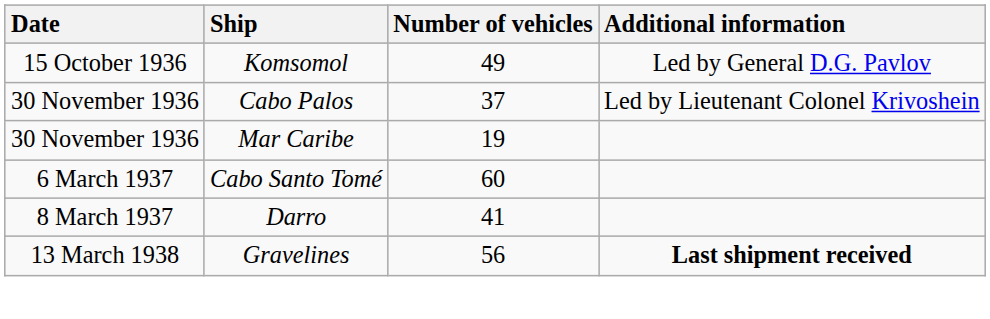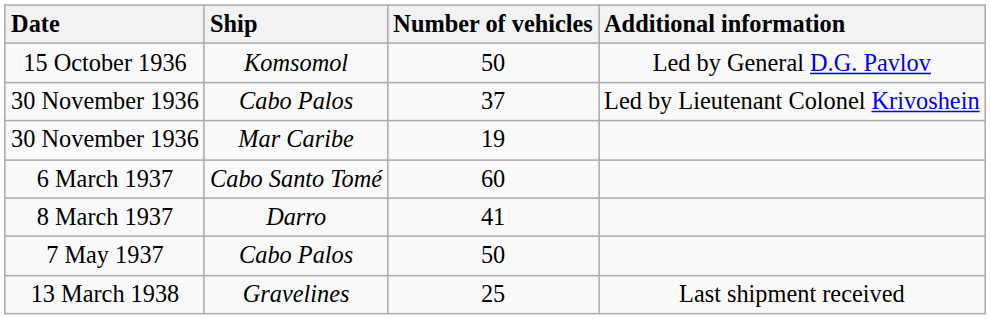(493, 62) 49 -> (493, 62) 50
+ row: (105, 255)
(493, 255) 56 -> (493, 294) 25
(792, 255) bold -> (792, 294) normal
